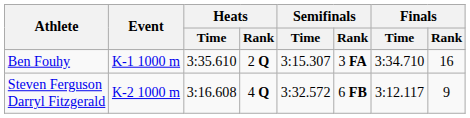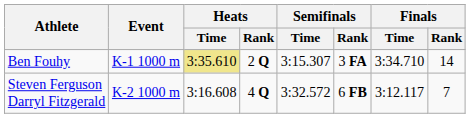(212, 61) no background -> (212, 61) khaki background
(447, 61) 16 -> (447, 61) 14
(447, 93) 9 -> (447, 93) 7
